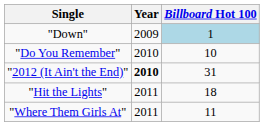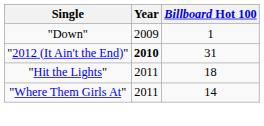(211, 33) lightblue background -> (211, 33) no background
- row: (68, 53)
(211, 111) 11 -> (211, 92) 14
